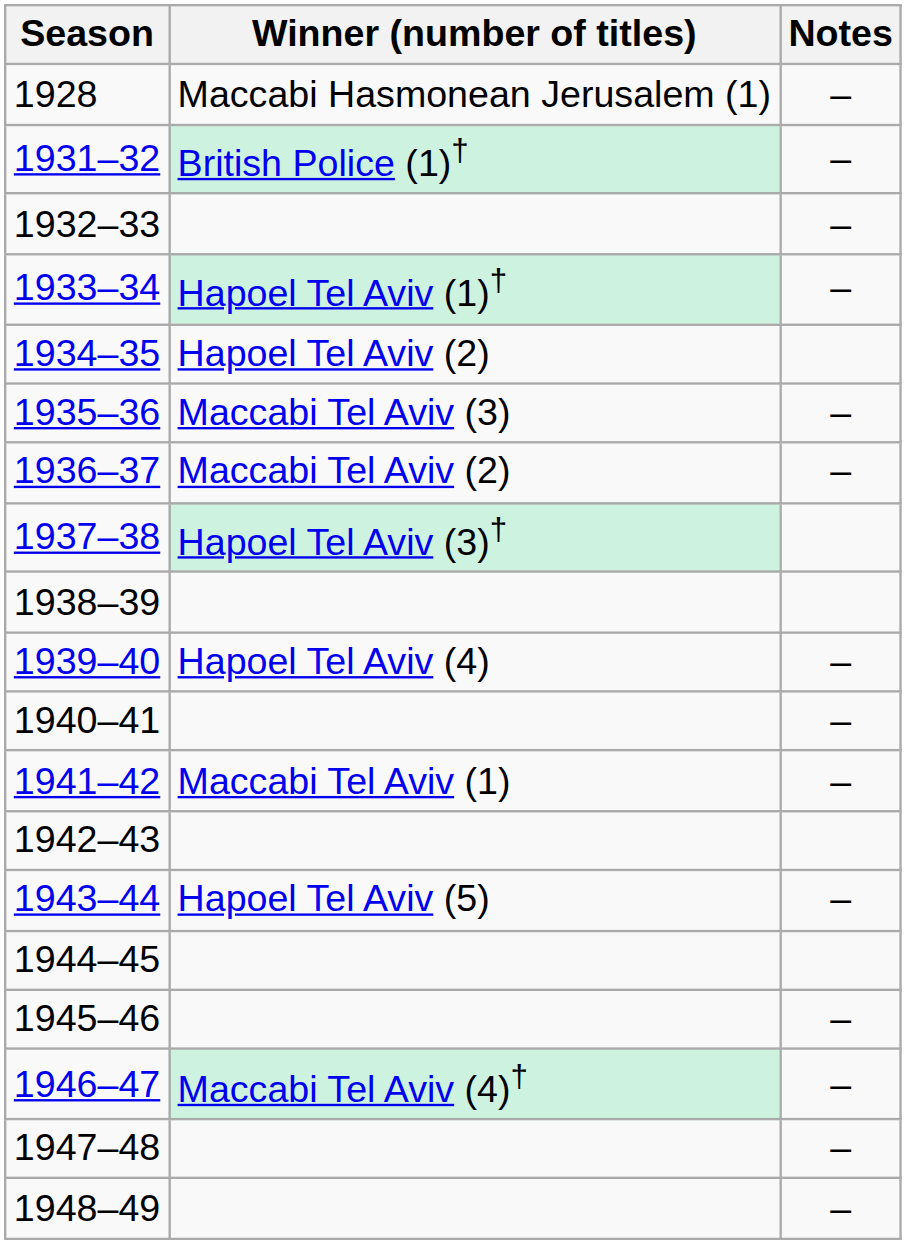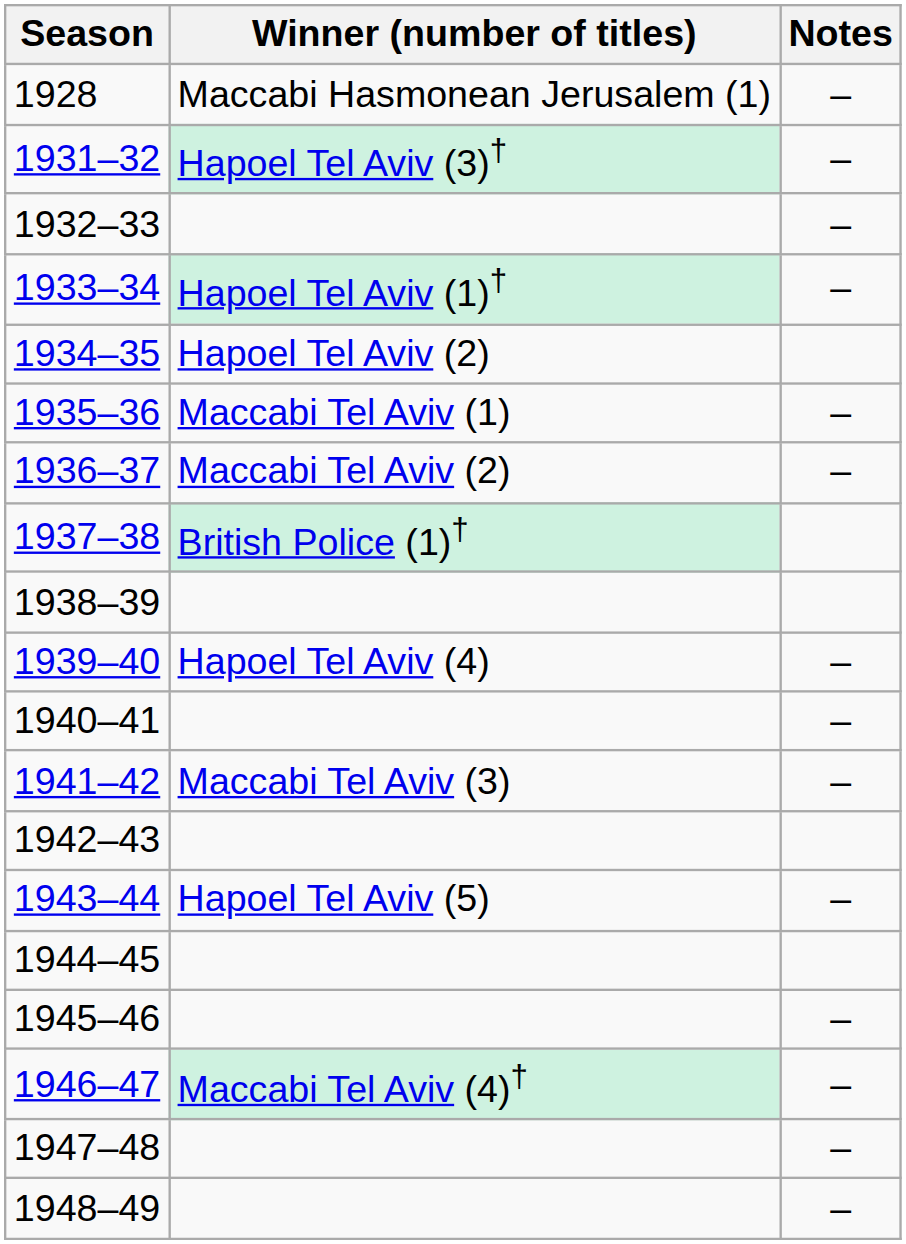(323, 158) British Police (1)† -> (342, 158) Hapoel Tel Aviv (3)†
(344, 412) Maccabi Tel Aviv (3) -> (344, 412) Maccabi Tel Aviv (1)
(342, 536) Hapoel Tel Aviv (3)† -> (323, 536) British Police (1)†
(344, 780) Maccabi Tel Aviv (1) -> (344, 780) Maccabi Tel Aviv (3)
